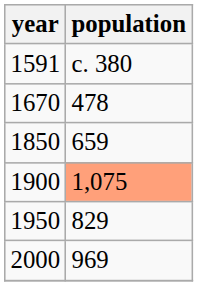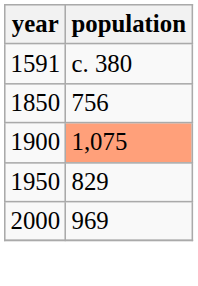- row: (35, 102)
(90, 142) 659 -> (90, 102) 756
